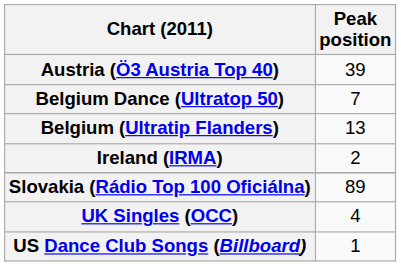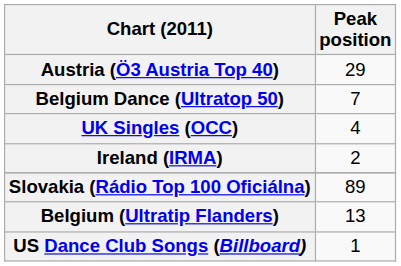(355, 69) 39 -> (355, 69) 29
rows swapped: (160, 128) <-> (160, 216)
